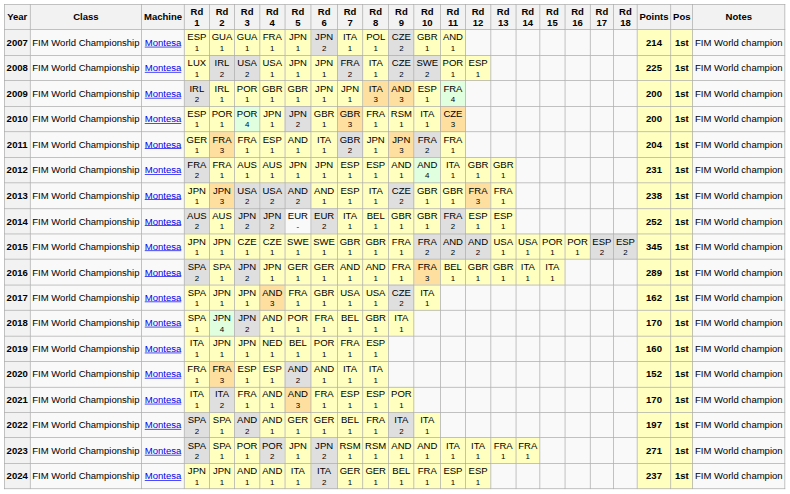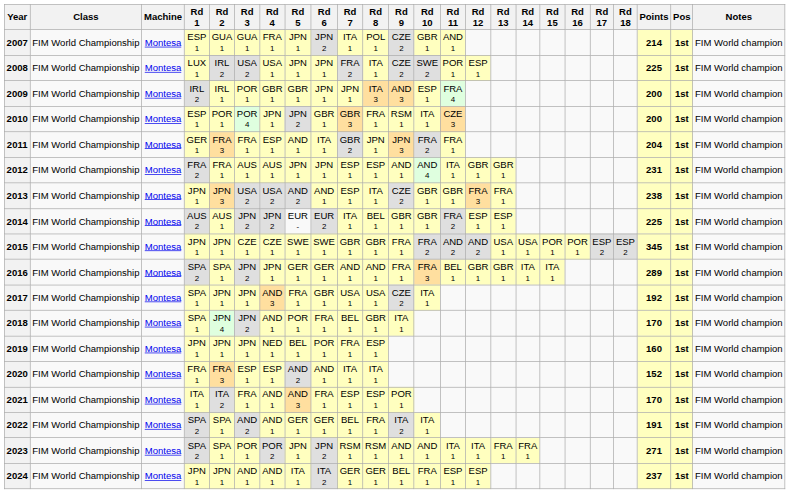(654, 221) 252 -> (654, 221) 225
(654, 297) 162 -> (654, 297) 192
(197, 348) ITA 1 -> (197, 348) JPN 1
(654, 425) 197 -> (654, 425) 191
